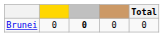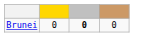- column: (144, 11)
